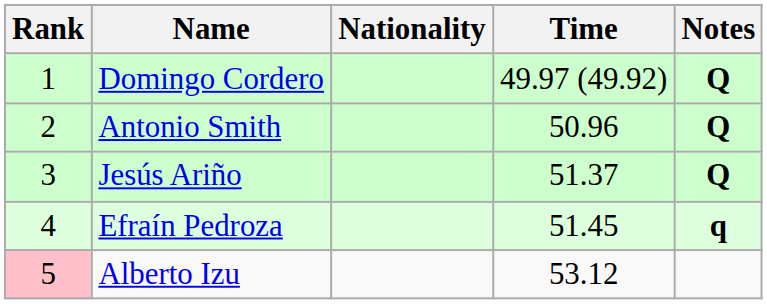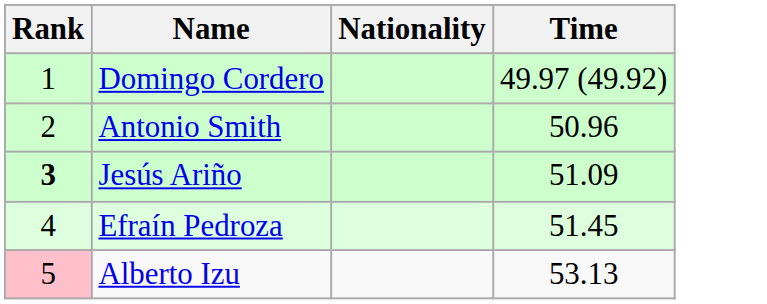- column: (718, 28)
(48, 175) normal -> (48, 175) bold
(584, 175) 51.37 -> (584, 175) 51.09
(584, 273) 53.12 -> (584, 273) 53.13
